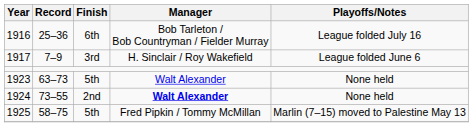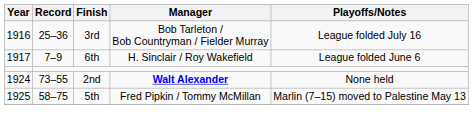(92, 35) 6th -> (92, 35) 3rd
(92, 58) 3rd -> (92, 58) 6th
- row: (19, 79)
